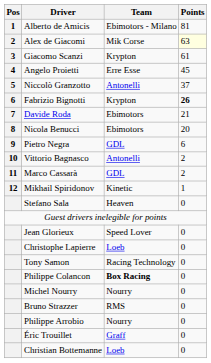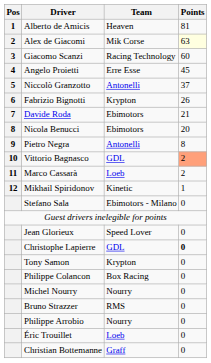(141, 26) Ebimotors - Milano -> (120, 26) Heaven
(121, 56) Krypton -> (141, 56) Racing Technology
(185, 56) 61 -> (185, 56) 60
(185, 100) bold -> (185, 100) normal
(115, 144) GDL -> (123, 144) Antonelli
(183, 144) 6 -> (183, 144) 8
(123, 159) Antonelli -> (115, 159) GDL
(183, 159) no background -> (183, 159) lightsalmon background
(115, 174) GDL -> (115, 174) Loeb
(120, 203) Heaven -> (141, 203) Ebimotors - Milano
(115, 247) Loeb -> (115, 247) GDL
(183, 247) normal -> (183, 247) bold
(141, 262) Racing Technology -> (121, 262) Krypton
(128, 277) bold -> (127, 277) normal
(116, 336) Graff -> (115, 336) Loeb
(115, 350) Loeb -> (116, 350) Graff
